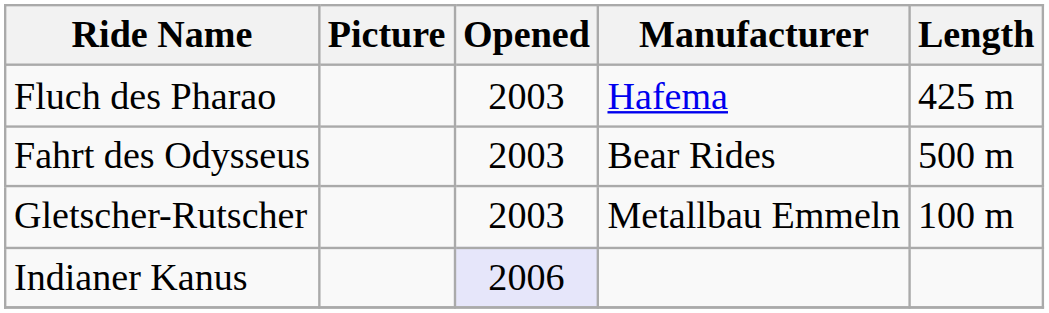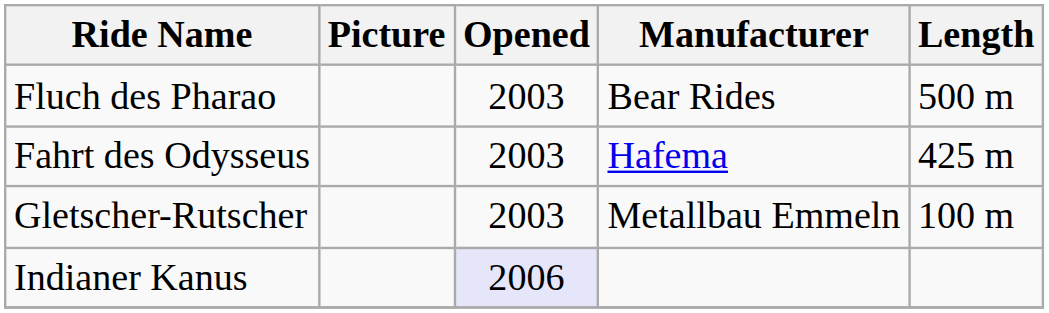(668, 95) Hafema -> (692, 95) Bear Rides
(966, 95) 425 m -> (966, 95) 500 m
(692, 155) Bear Rides -> (668, 155) Hafema
(966, 155) 500 m -> (966, 155) 425 m
